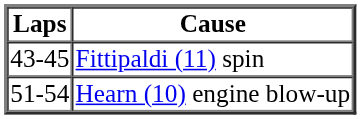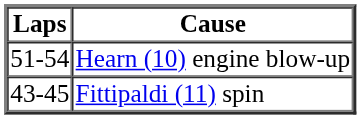rows swapped: (170, 59) <-> (213, 93)
